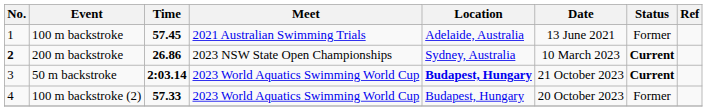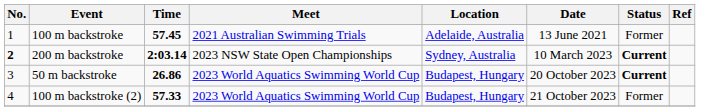(167, 55) 26.86 -> (167, 55) 2:03.14
(167, 75) 2:03.14 -> (167, 75) 26.86
(479, 75) bold -> (475, 75) normal
(581, 75) 21 October 2023 -> (573, 75) 20 October 2023
(581, 95) 20 October 2023 -> (573, 95) 21 October 2023
